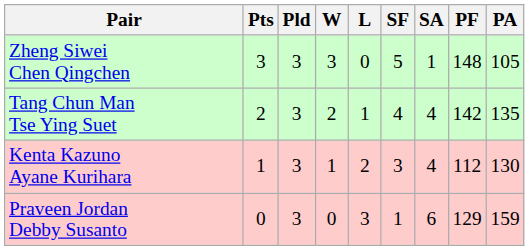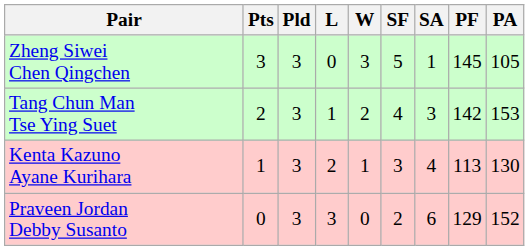columns swapped: (332, 19) <-> (365, 19)
(467, 61) 148 -> (467, 61) 145
(431, 113) 4 -> (431, 113) 3
(505, 113) 135 -> (505, 113) 153
(467, 166) 112 -> (467, 166) 113
(398, 218) 1 -> (398, 218) 2
(505, 218) 159 -> (505, 218) 152
